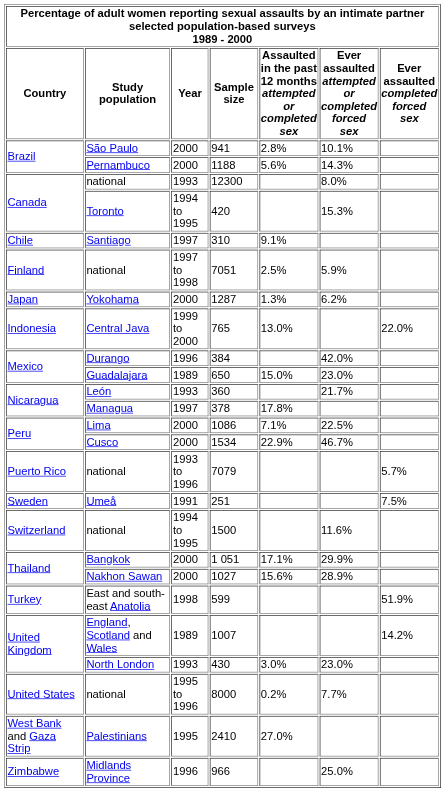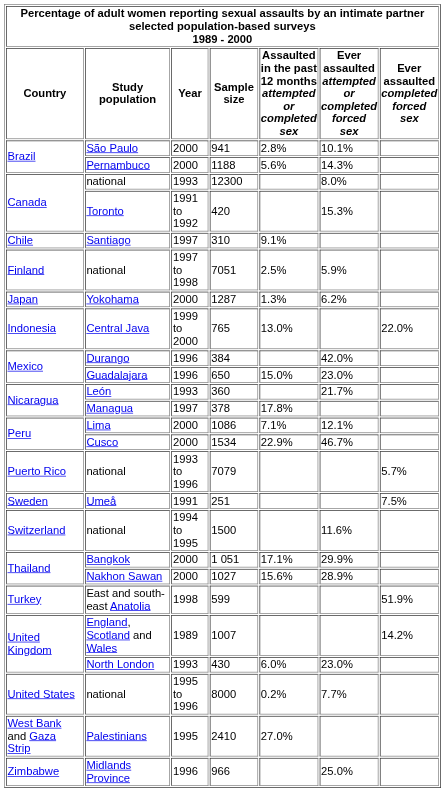(185, 211) 1994 to 1995 -> (185, 211) 1991 to 1992
(185, 375) 1989 -> (185, 375) 1996
(337, 425) 22.5% -> (337, 425) 12.1%
(274, 664) 3.0% -> (274, 664) 6.0%
